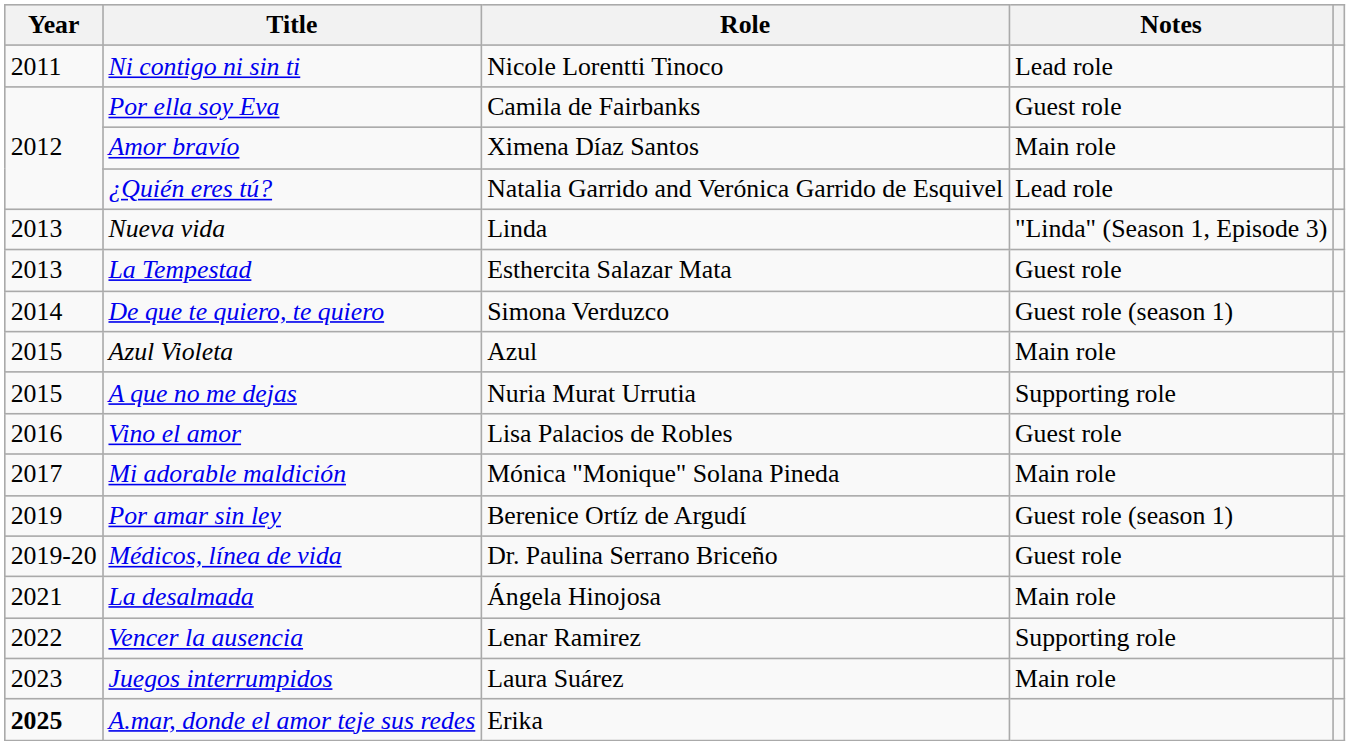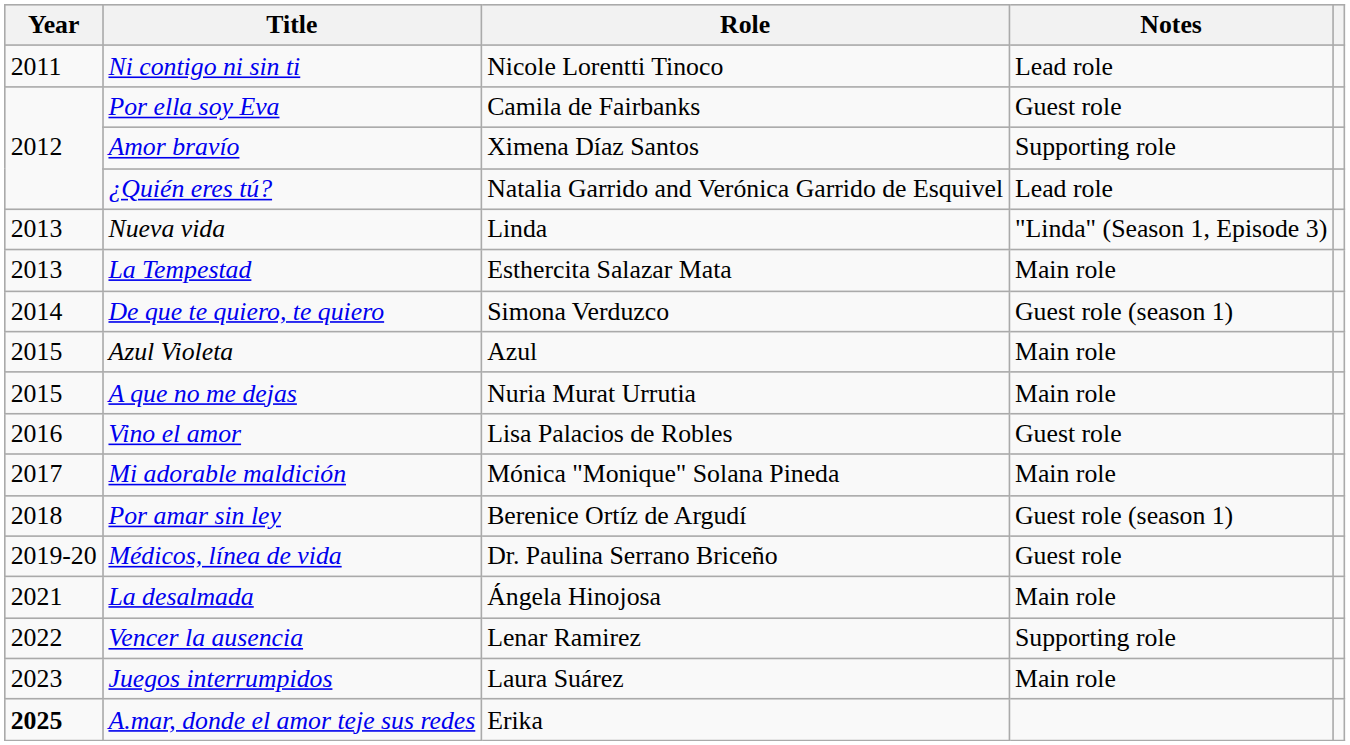(1065, 147) Main role -> (1096, 147) Supporting role
(1068, 270) Guest role -> (1065, 270) Main role
(1096, 392) Supporting role -> (1065, 392) Main role
(37, 515) 2019 -> (37, 515) 2018
